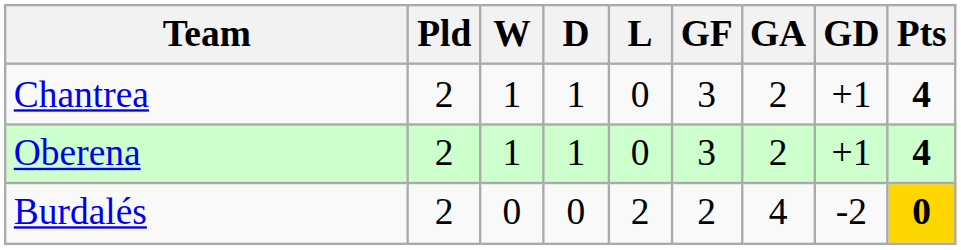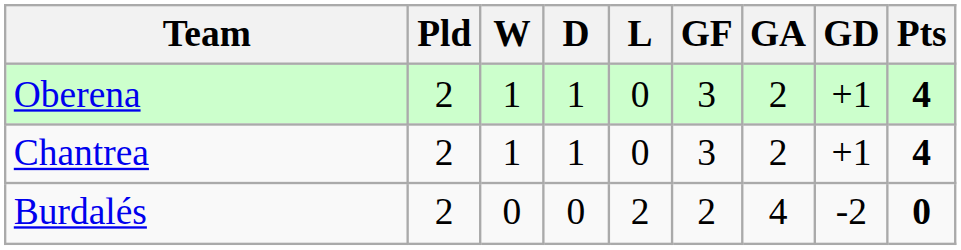rows swapped: (77, 152) <-> (81, 93)
(922, 212) gold background -> (922, 212) no background
